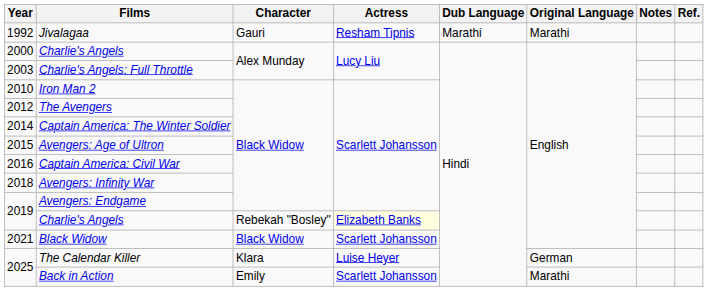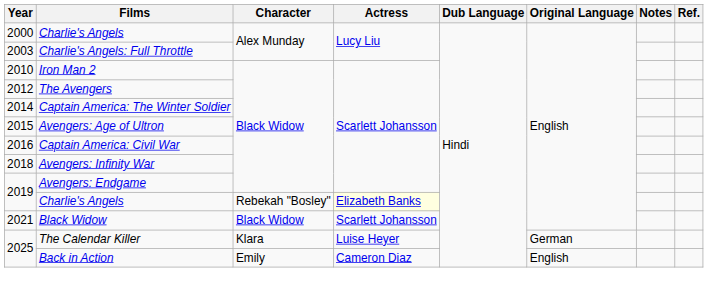- row: (20, 32)
(386, 276) Scarlett Johansson -> (374, 257) Cameron Diaz
(550, 276) Marathi -> (549, 257) English
